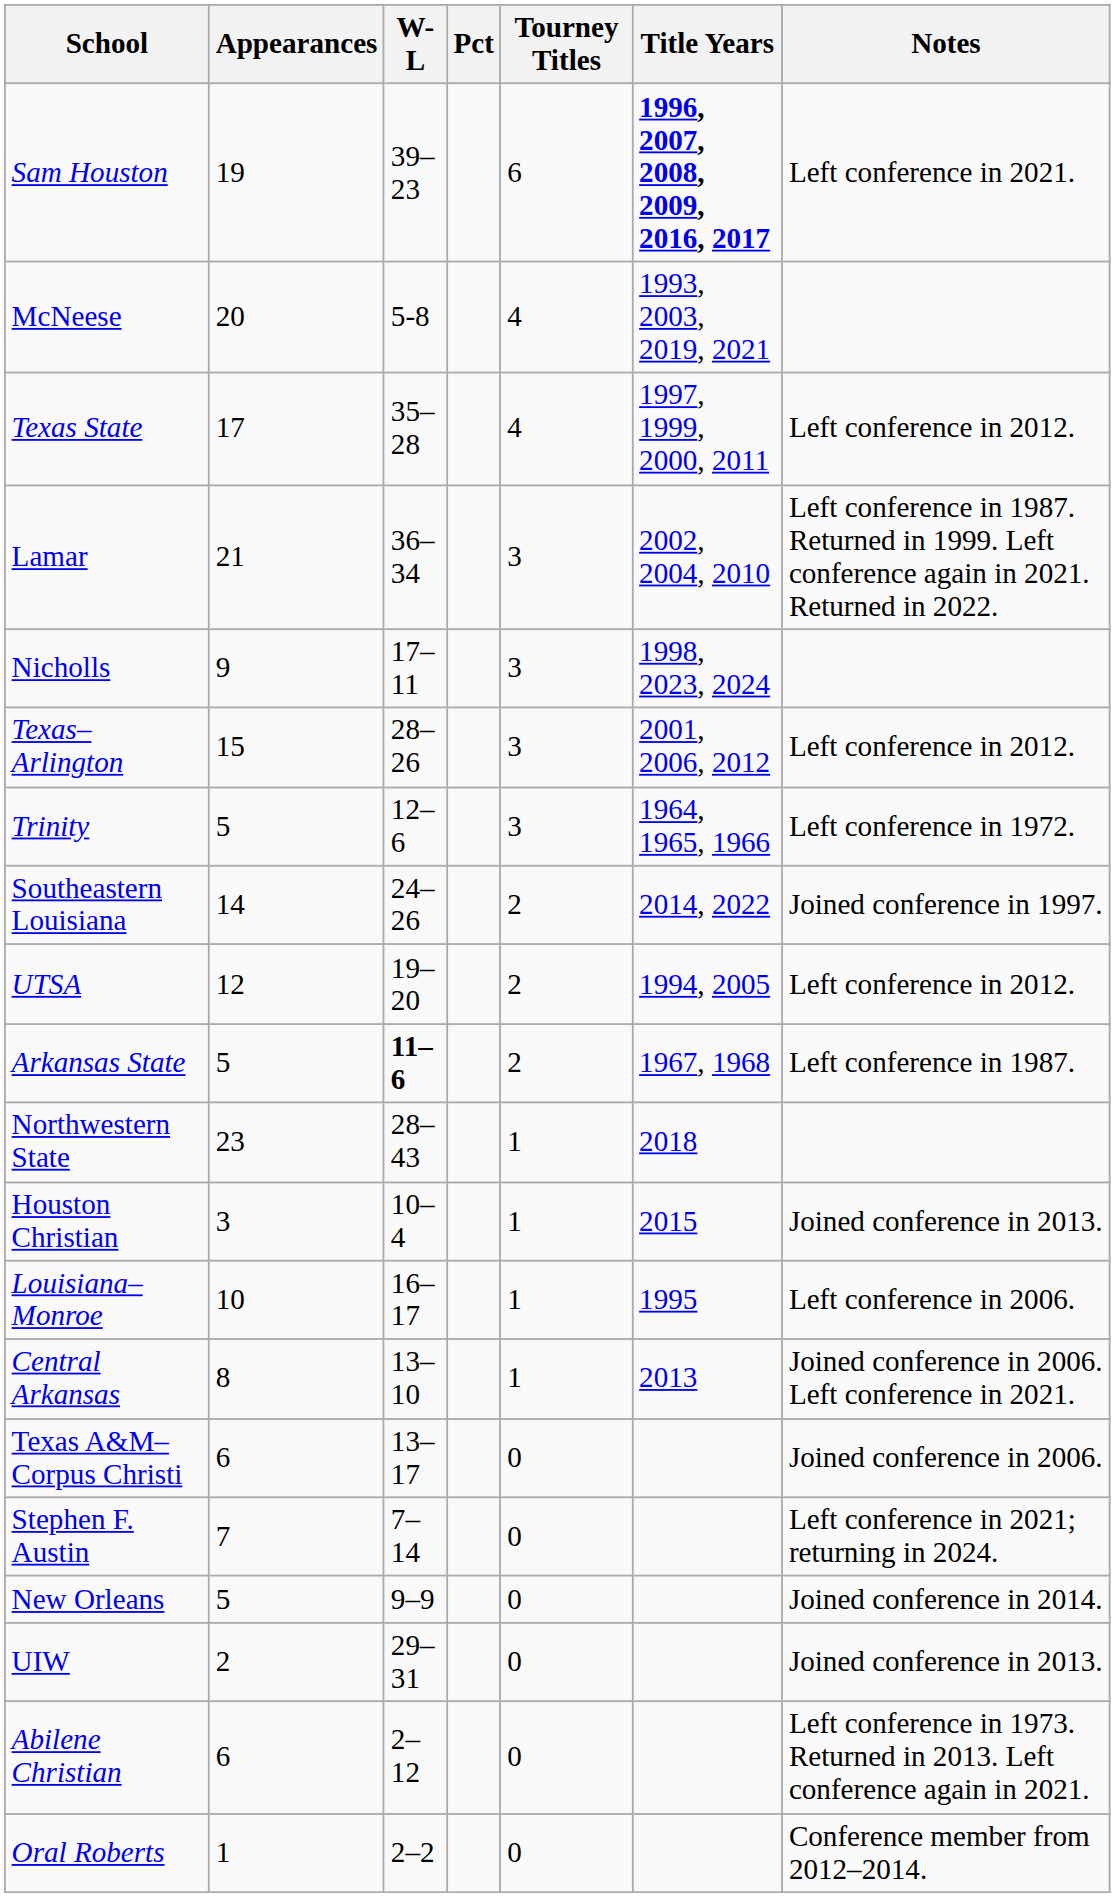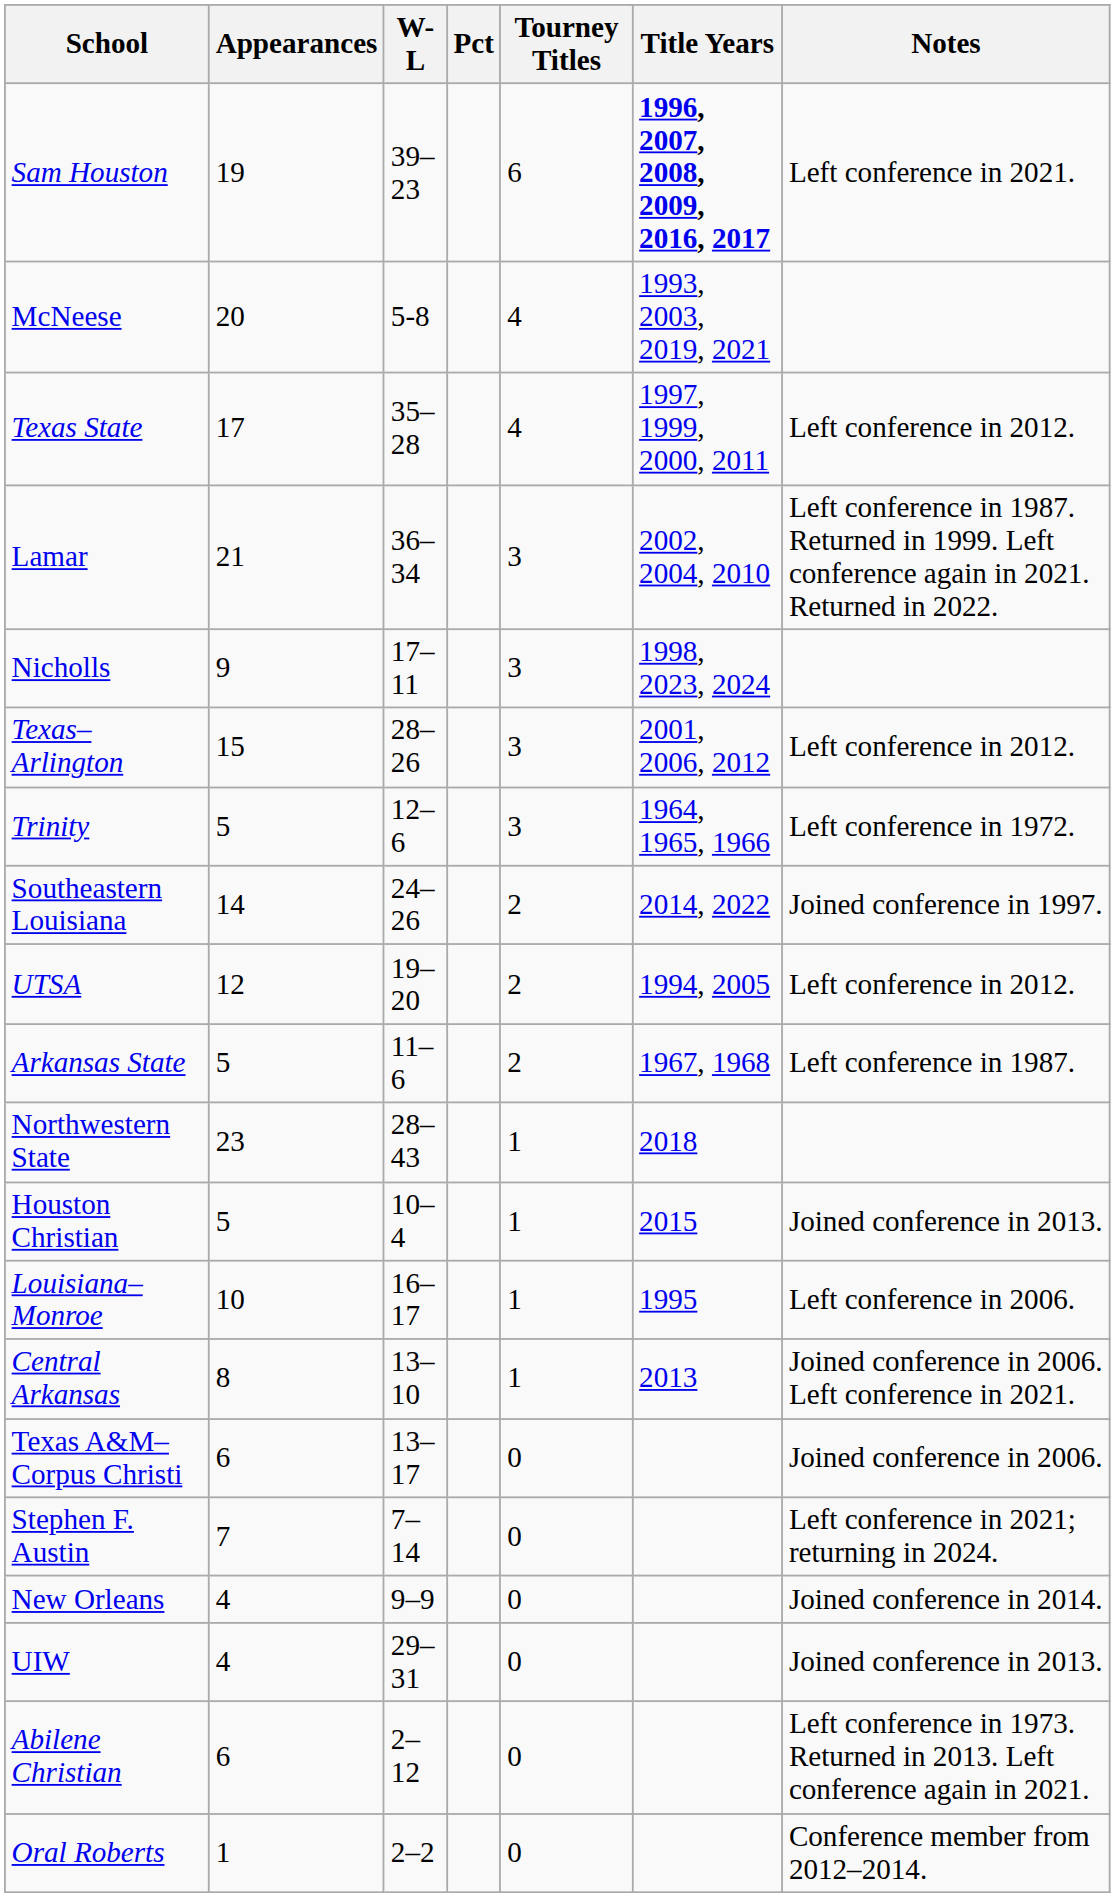(412, 1062) bold -> (412, 1062) normal
(223, 1220) 3 -> (223, 1220) 5
(223, 1598) 5 -> (223, 1598) 4
(223, 1661) 2 -> (223, 1661) 4
